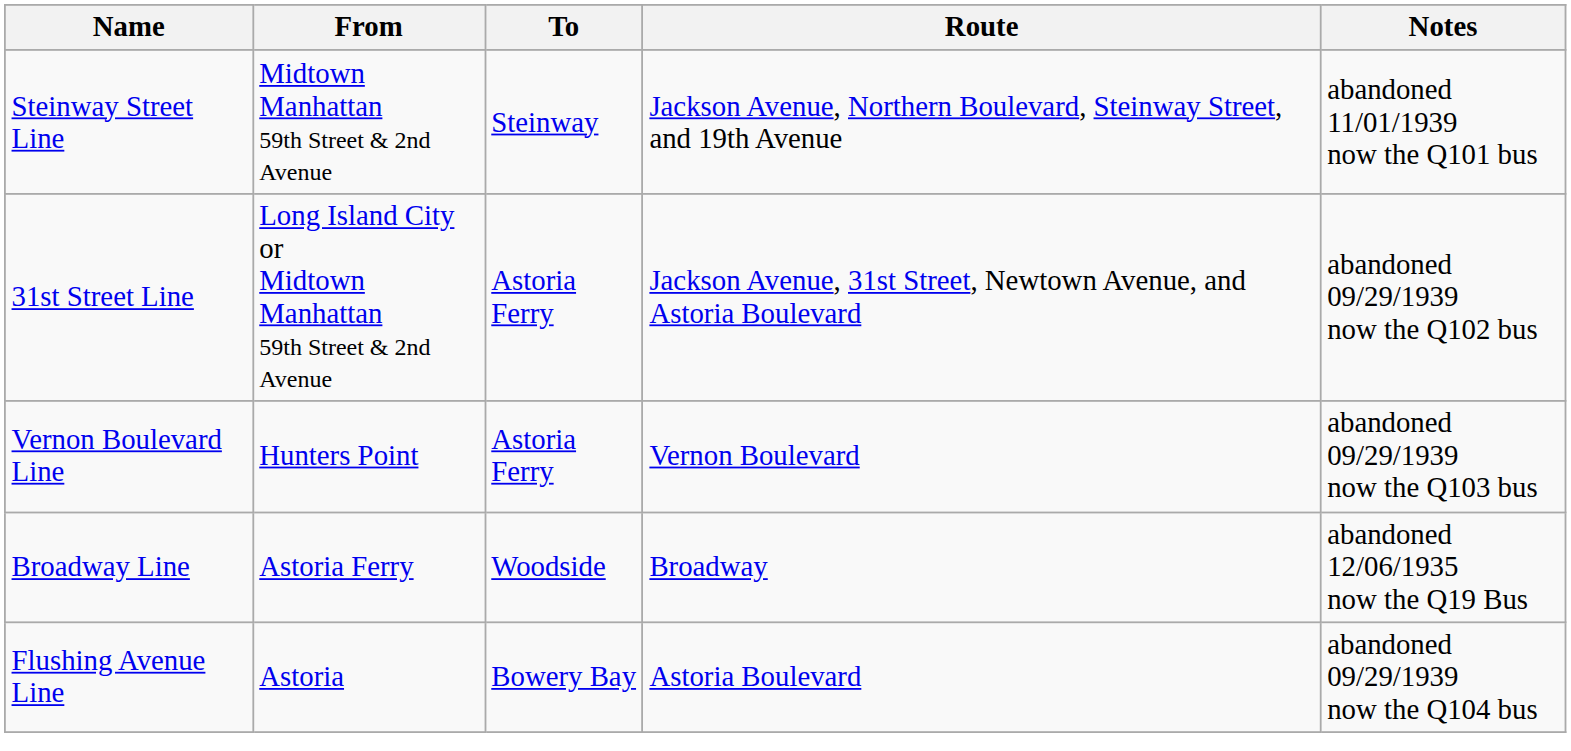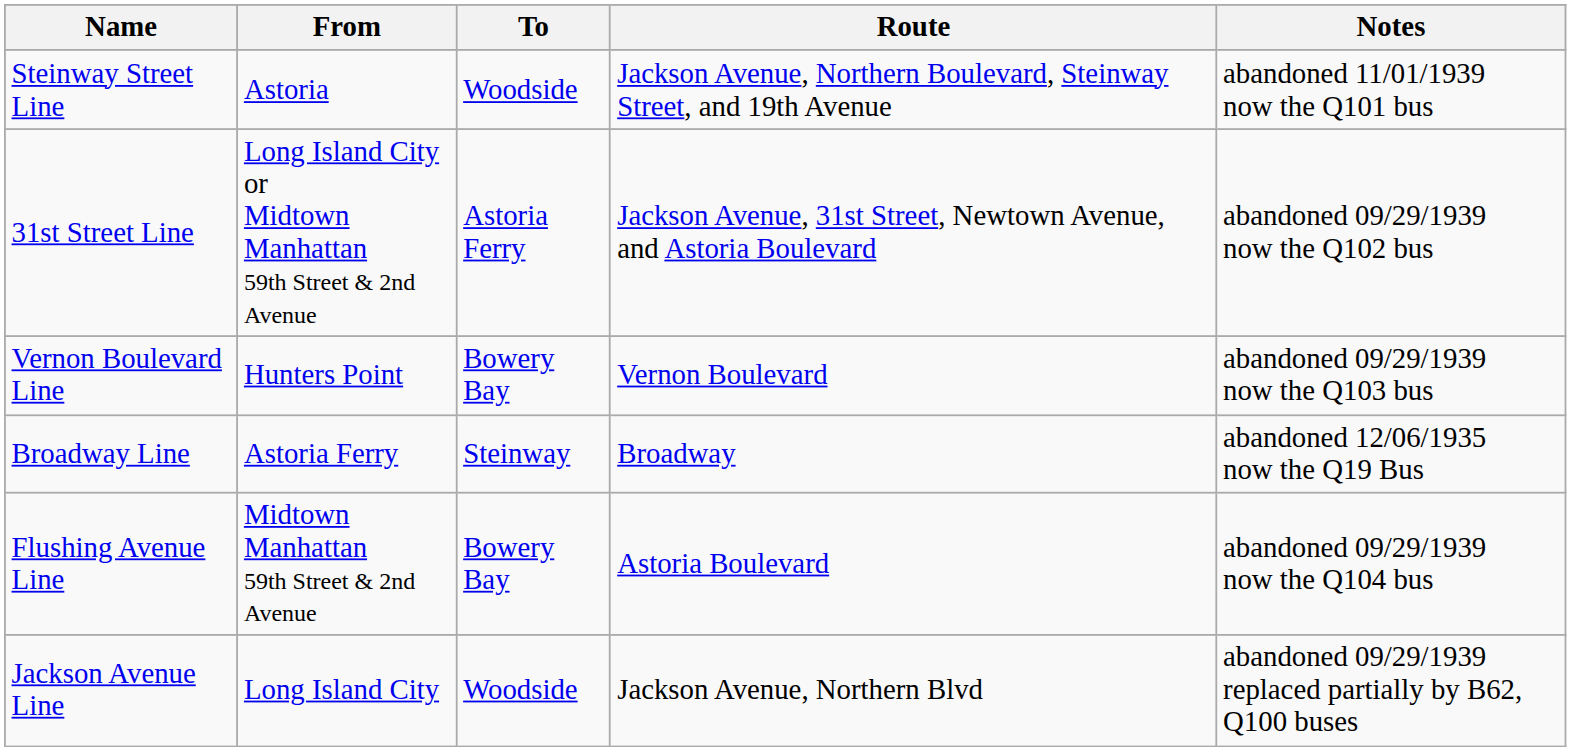(345, 121) Midtown Manhattan 59th Street & 2nd Avenue -> (286, 89) Astoria
(545, 121) Steinway -> (520, 89) Woodside
(534, 455) Astoria Ferry -> (509, 374) Bowery Bay
(548, 566) Woodside -> (517, 453) Steinway
(302, 676) Astoria -> (330, 563) Midtown Manhattan 59th Street & 2nd Avenue
+ row: (104, 690)
